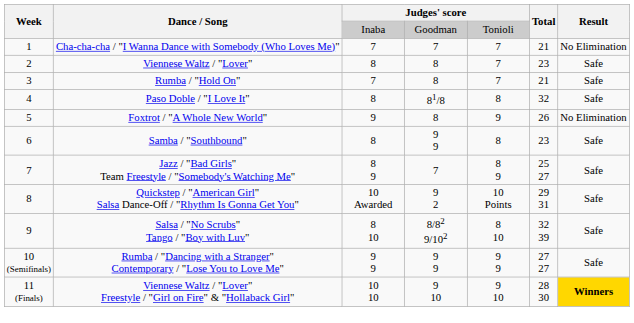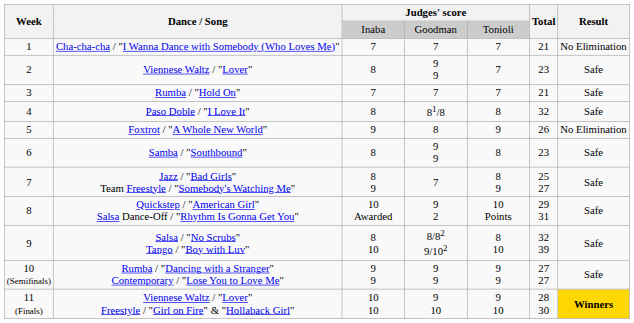(436, 64) 8 -> (436, 70) 9 9
(436, 81) 8 -> (436, 93) 7
